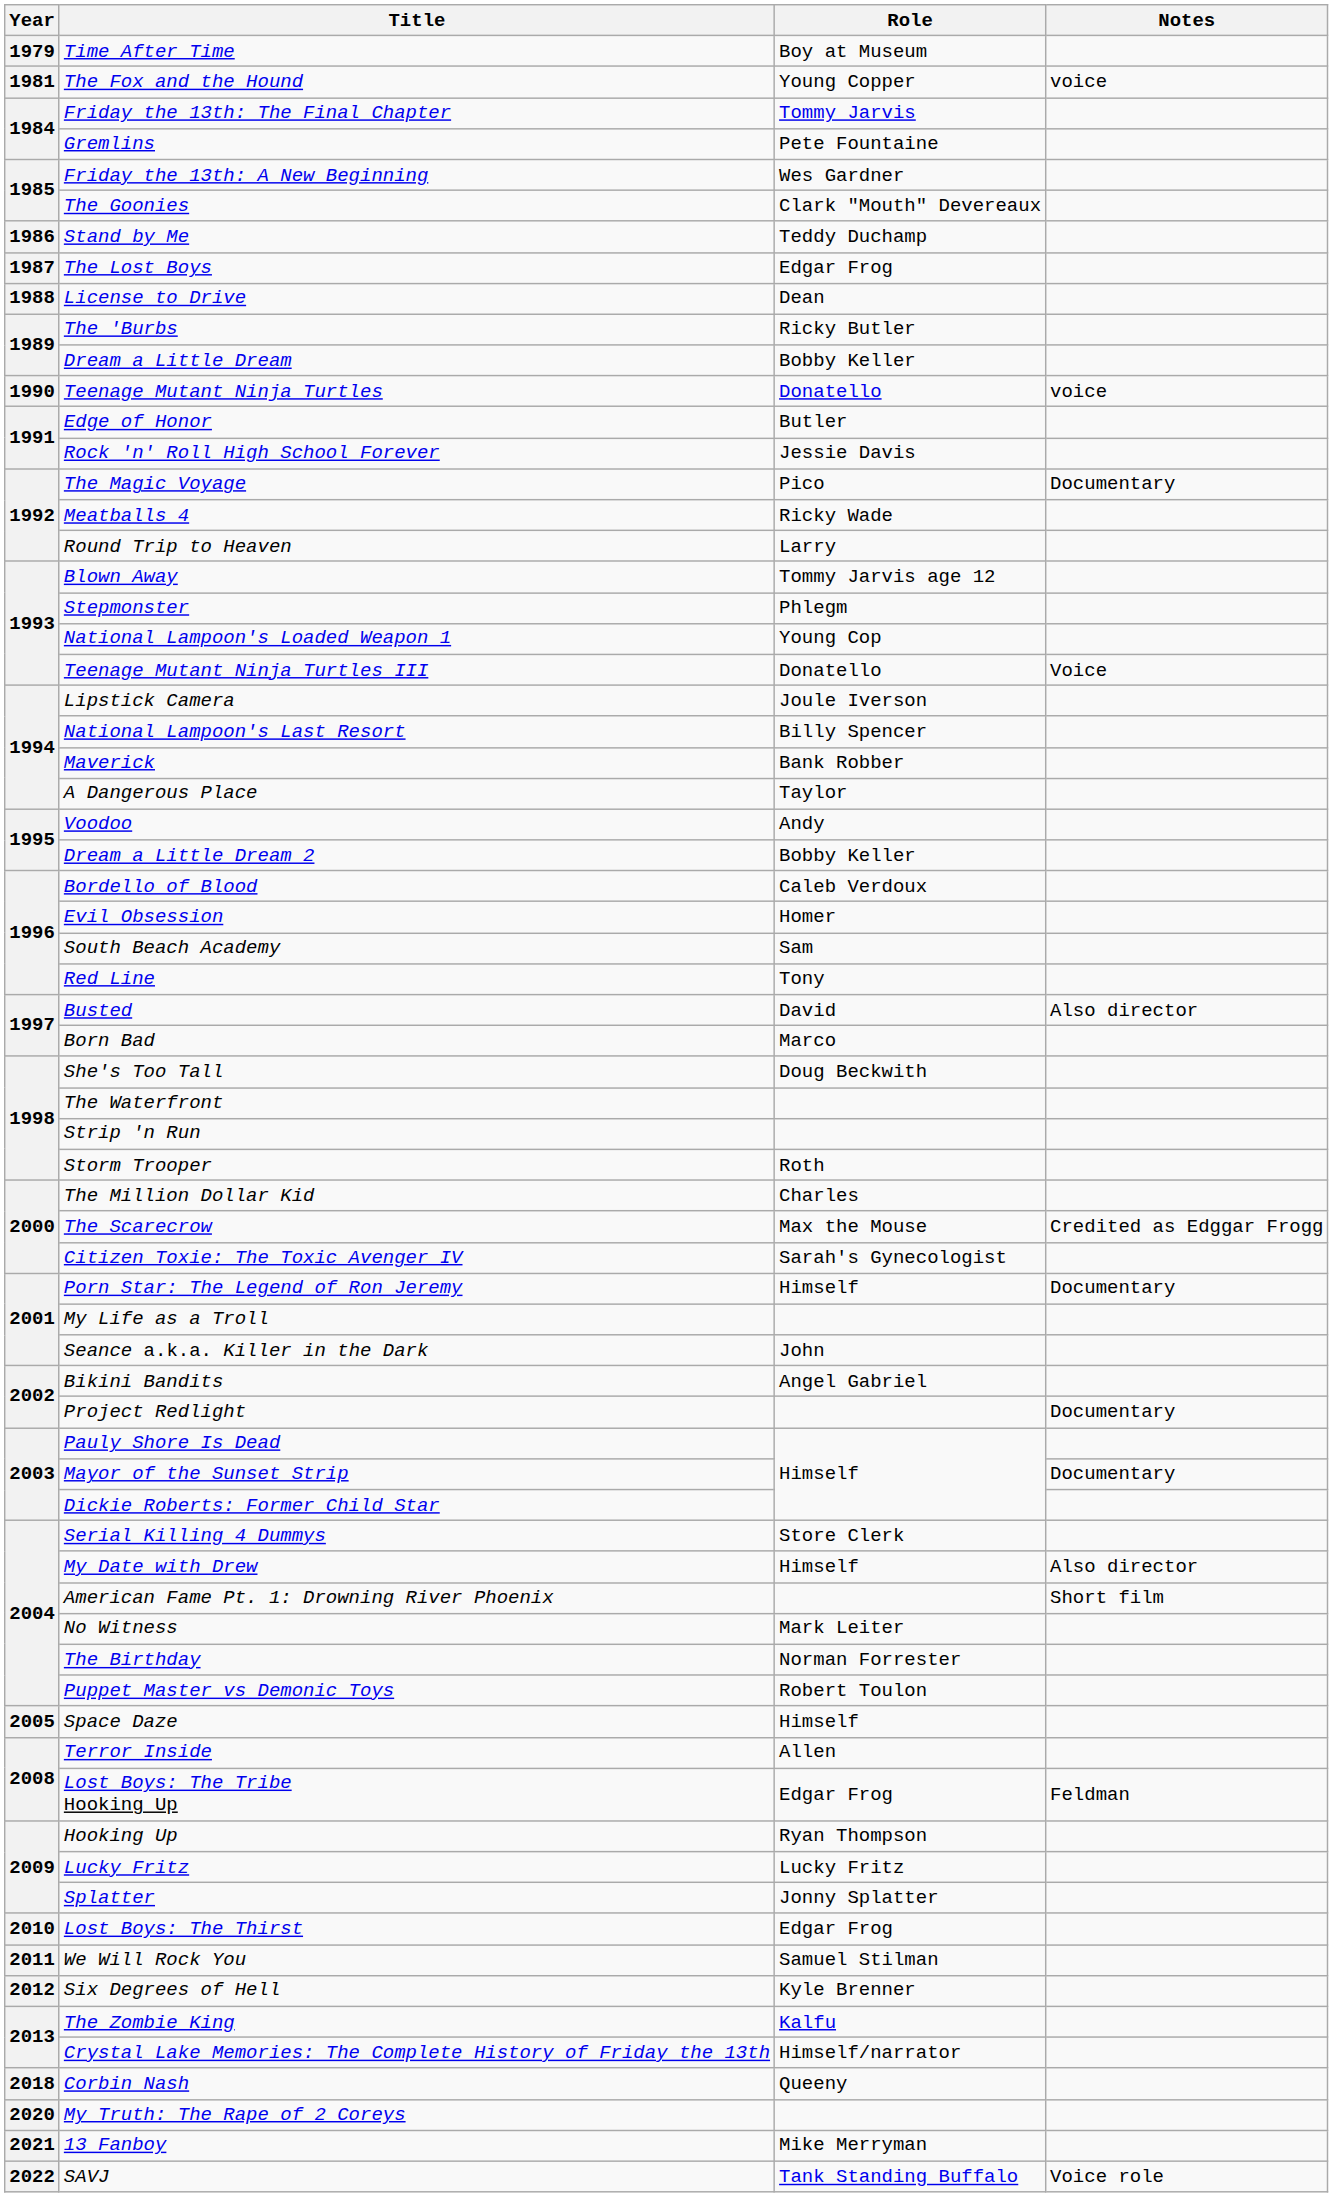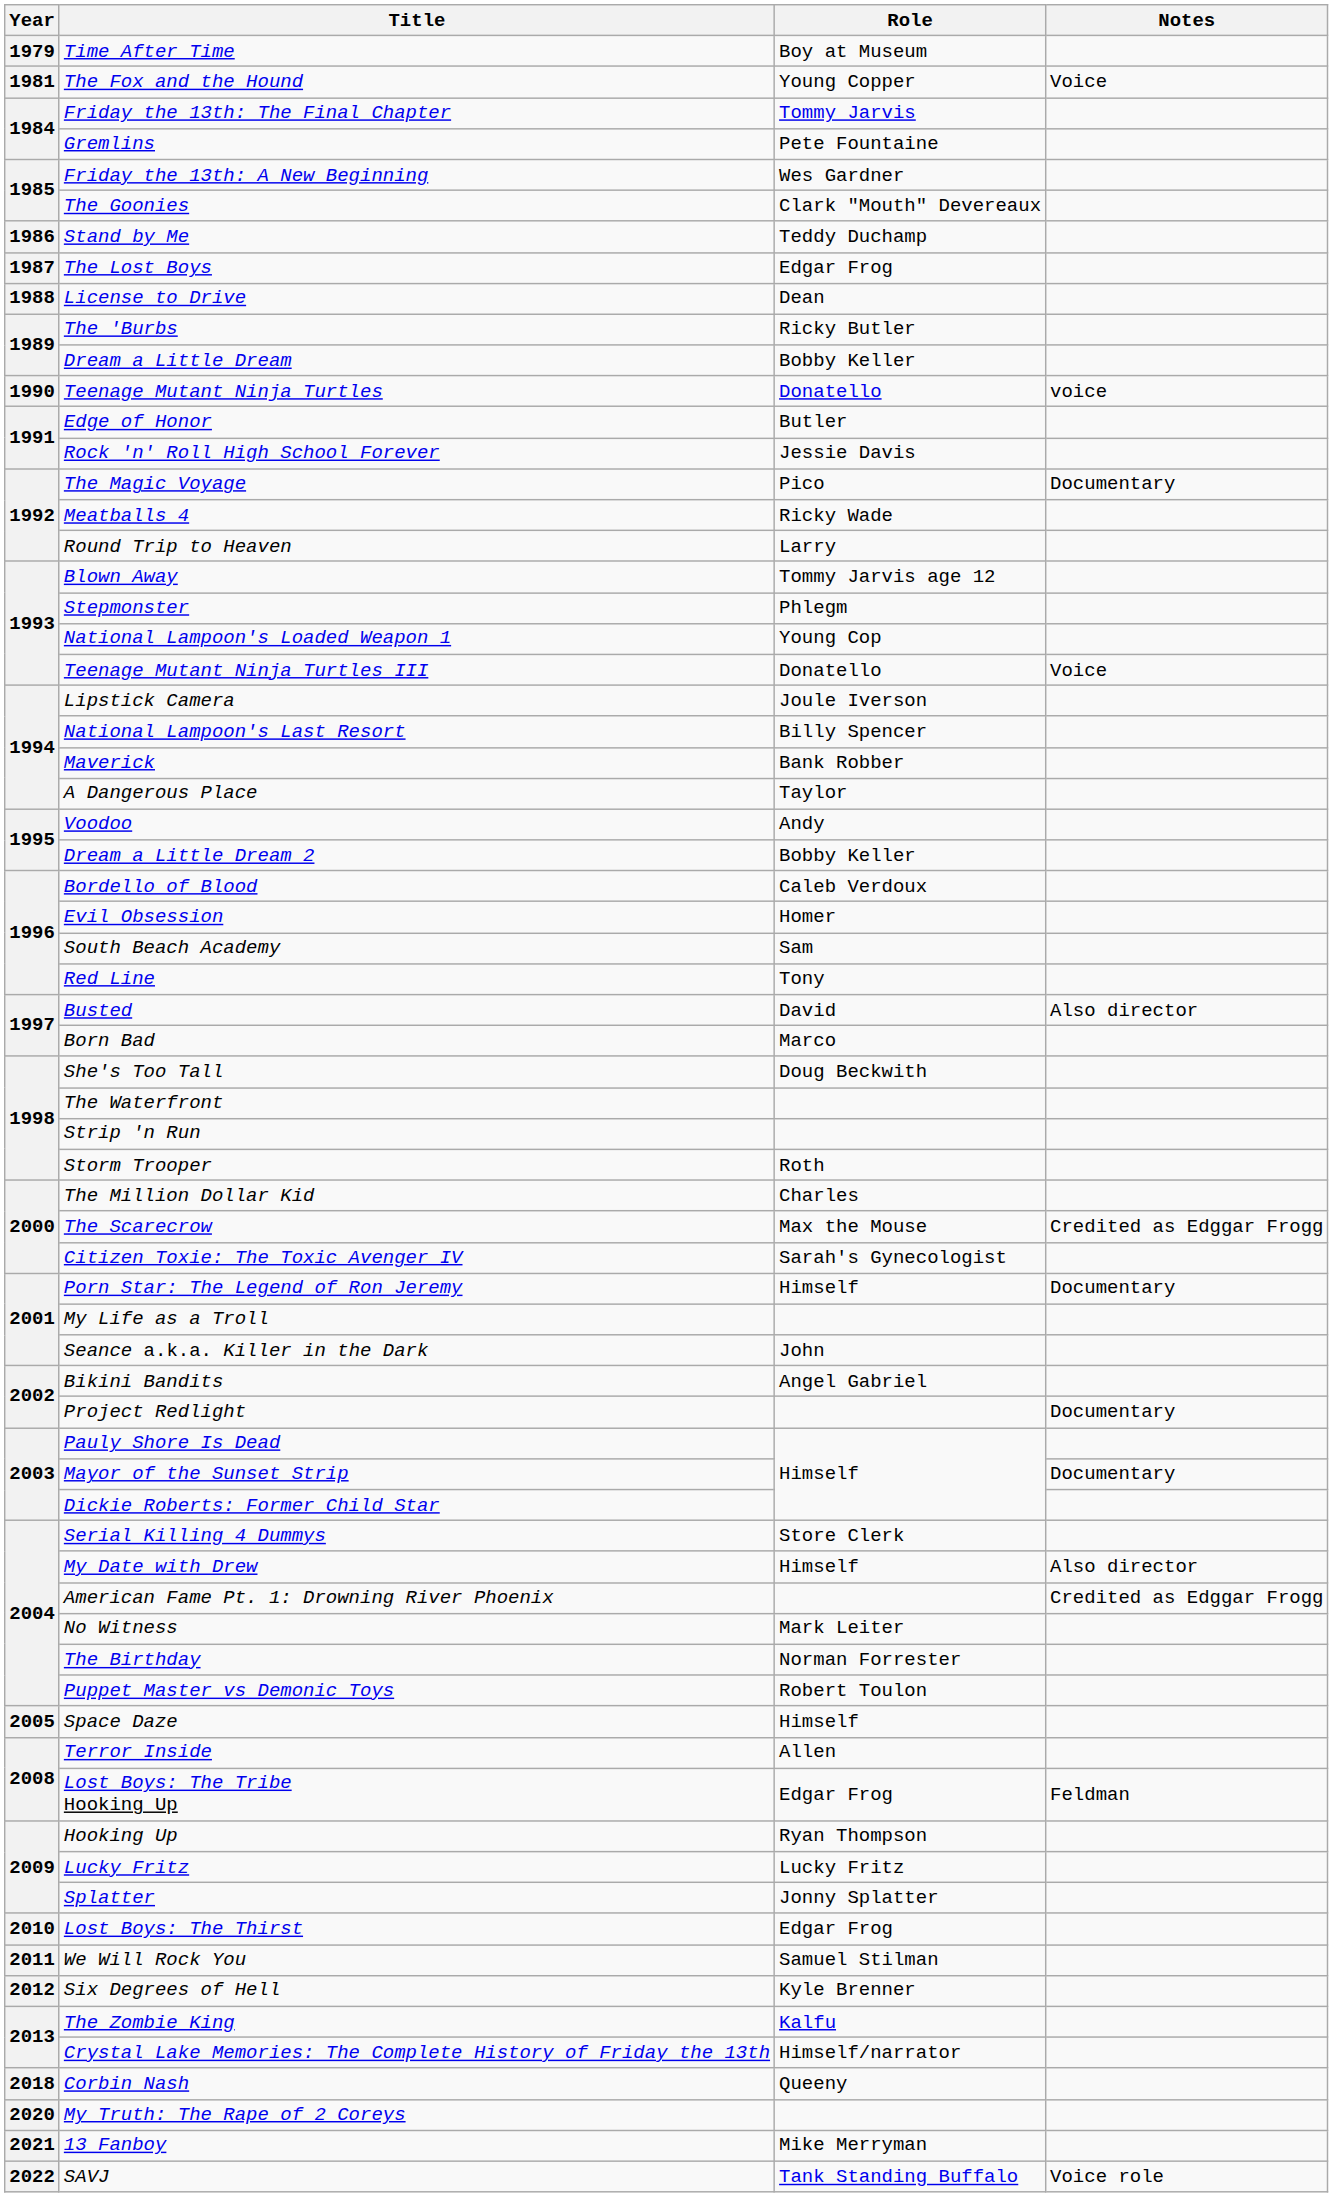(1079, 82) voice -> (1079, 82) Voice
(1107, 1598) Short film -> (1187, 1598) Credited as Edggar Frogg
